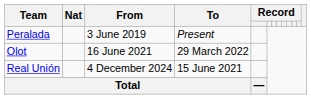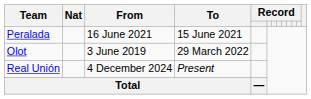(117, 34) 3 June 2019 -> (119, 34) 16 June 2021
(196, 34) Present -> (210, 34) 15 June 2021
(119, 51) 16 June 2021 -> (117, 51) 3 June 2019
(210, 68) 15 June 2021 -> (196, 68) Present
